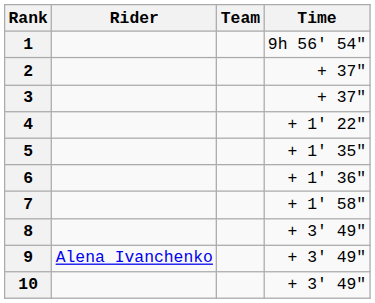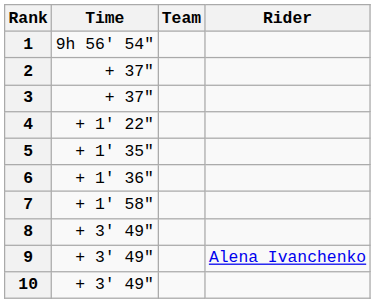columns swapped: (134, 18) <-> (317, 18)
